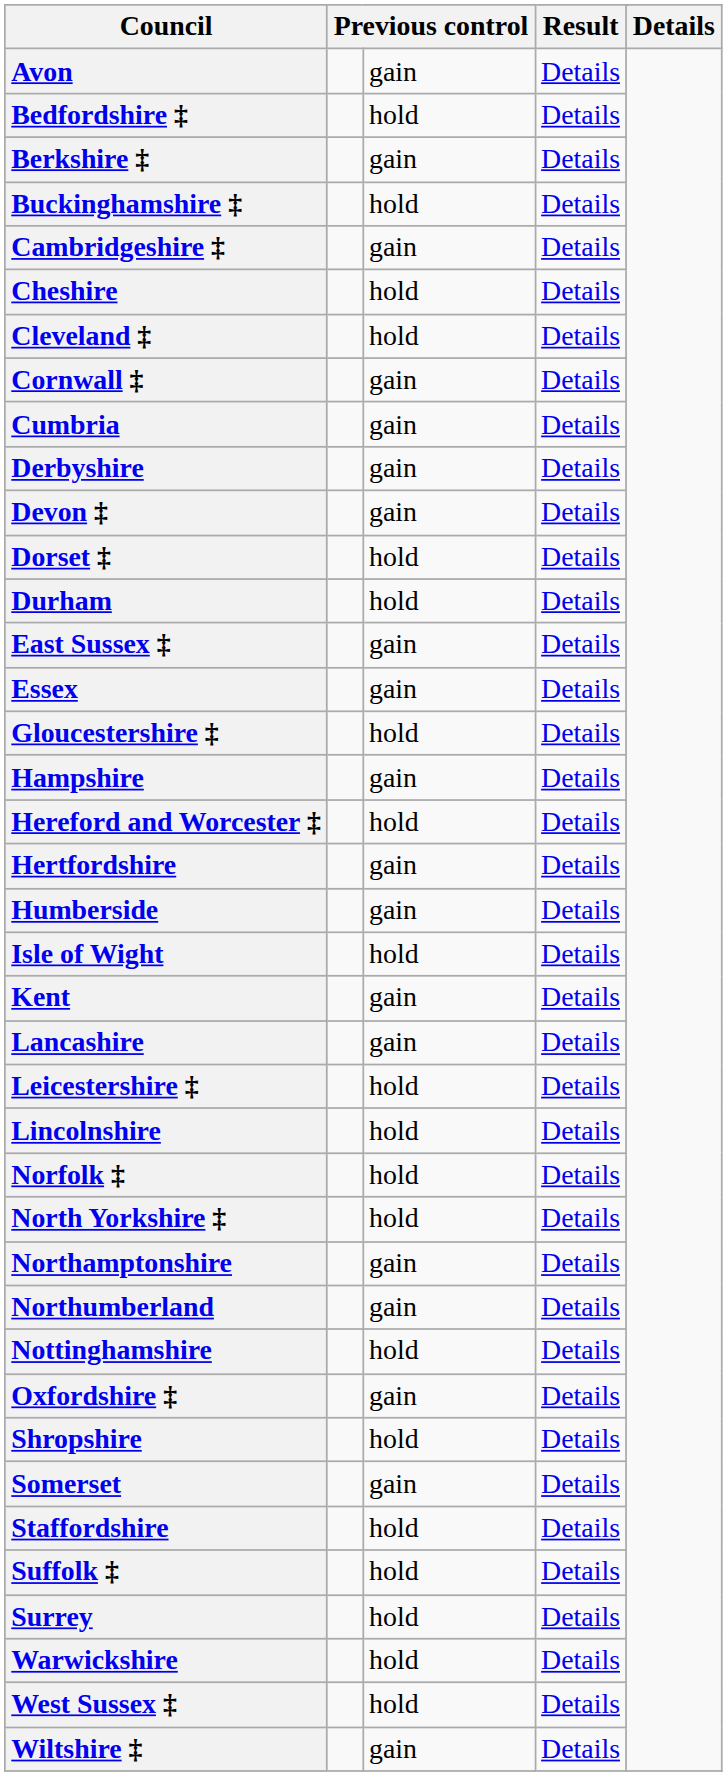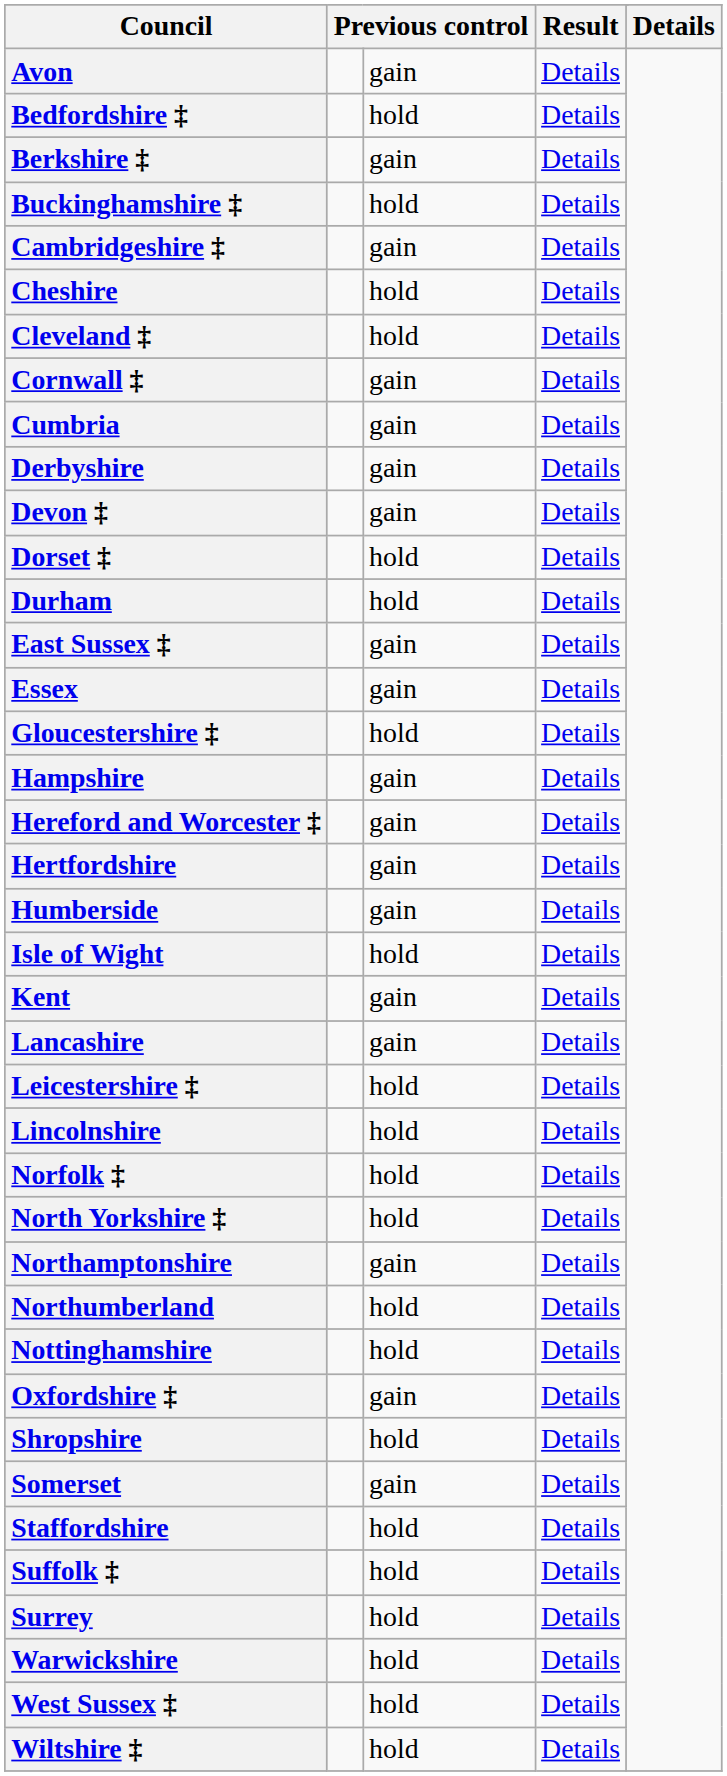(394, 821) hold -> (393, 821) gain
(393, 1306) gain -> (394, 1306) hold
(393, 1748) gain -> (394, 1748) hold
